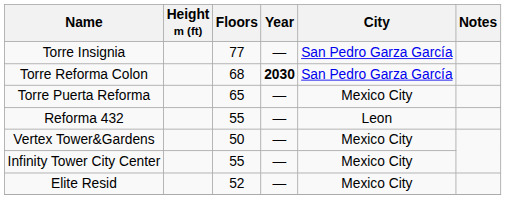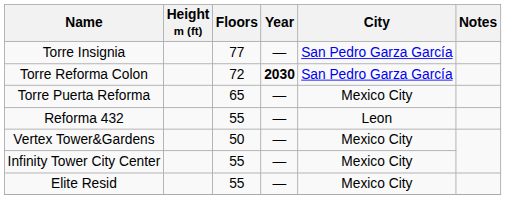(237, 74) 68 -> (237, 74) 72
(237, 183) 52 -> (237, 183) 55
